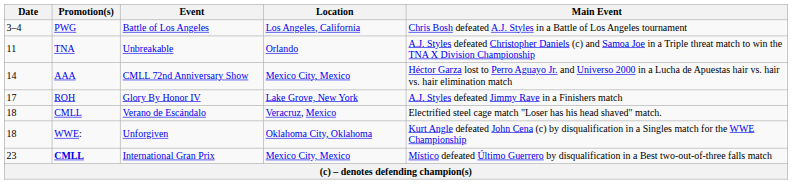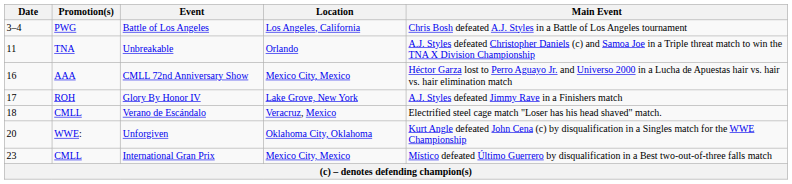(12, 76) 14 -> (12, 76) 16
(12, 134) 18 -> (12, 134) 20
(69, 155) bold -> (68, 155) normal
